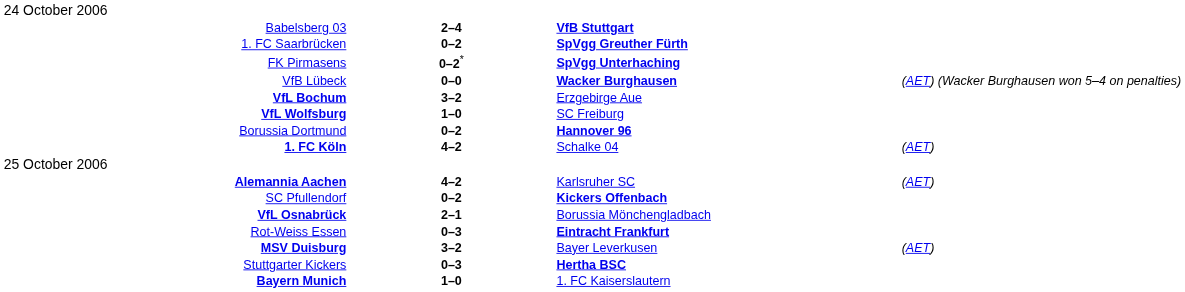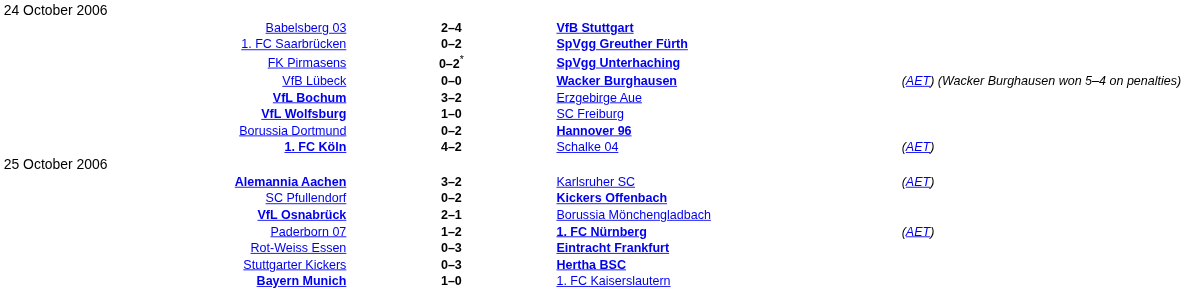(451, 181) 4–2 -> (451, 181) 3–2
+ row: (308, 231)
- row: (304, 248)
